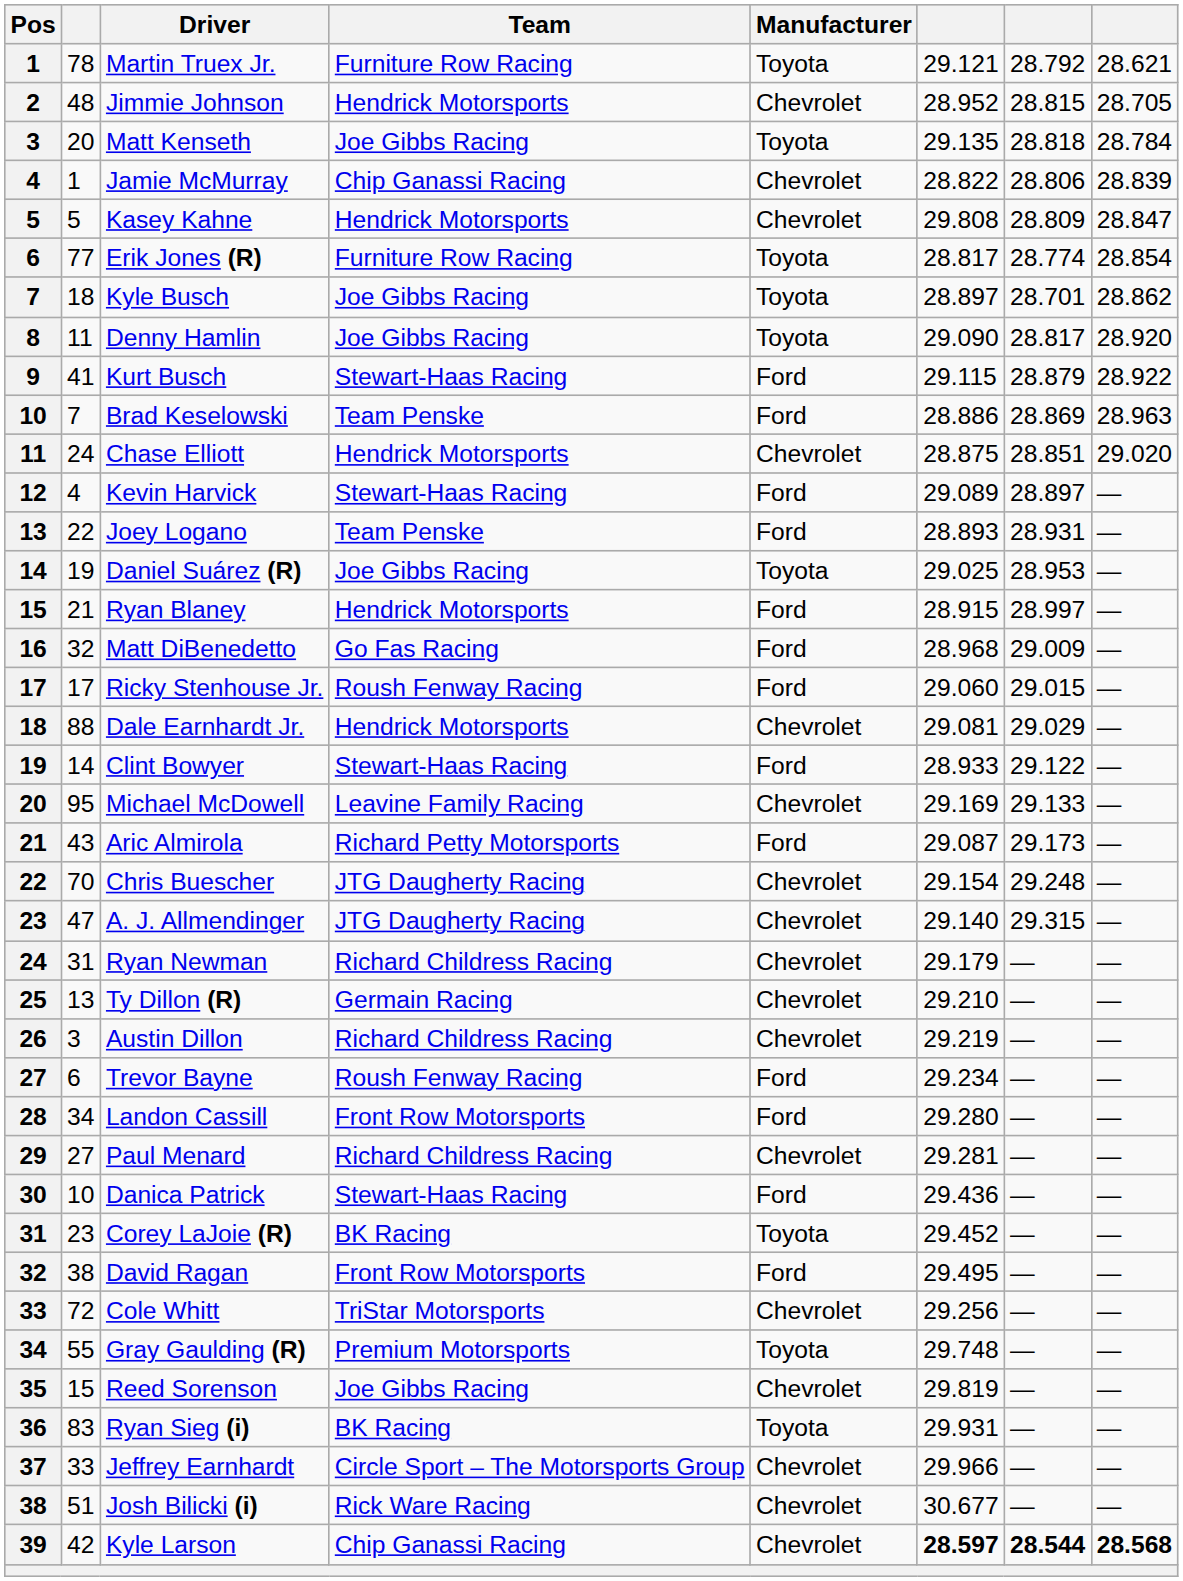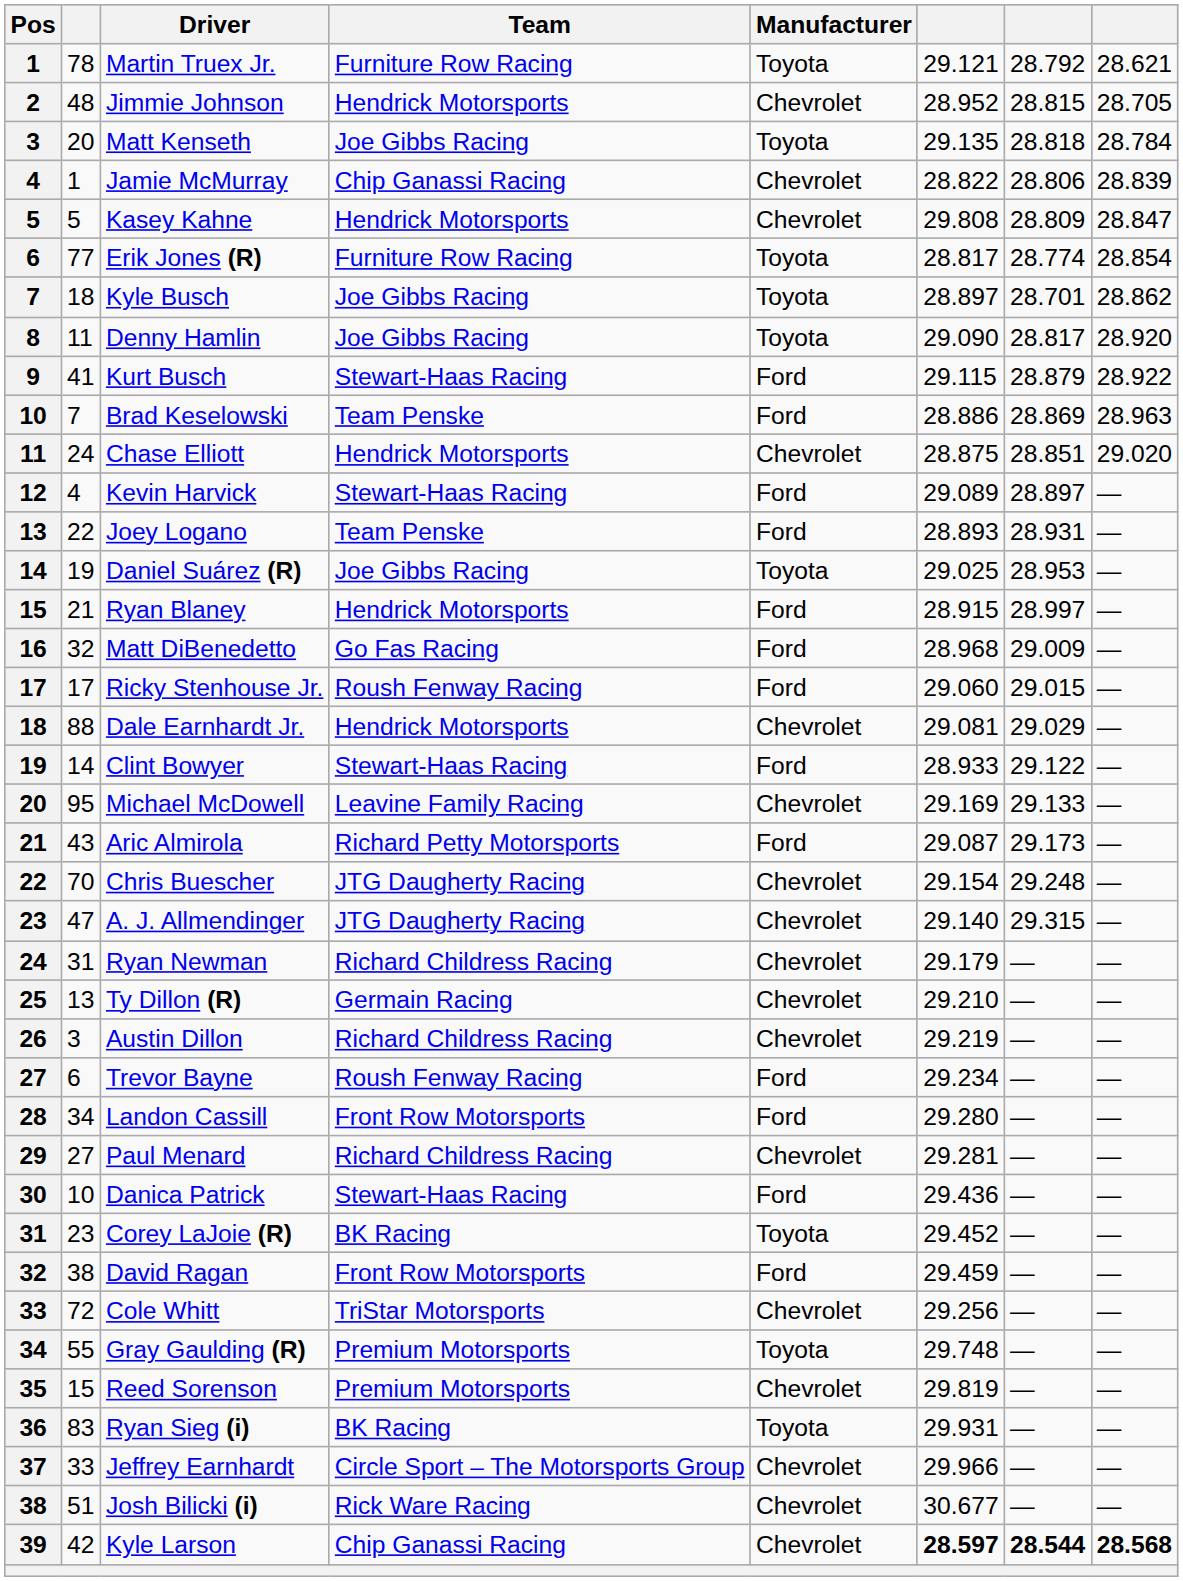(961, 1272) 29.495 -> (961, 1272) 29.459
(432, 1389) Joe Gibbs Racing -> (452, 1389) Premium Motorsports
